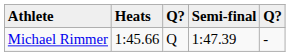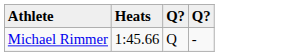- column: (224, 16)
